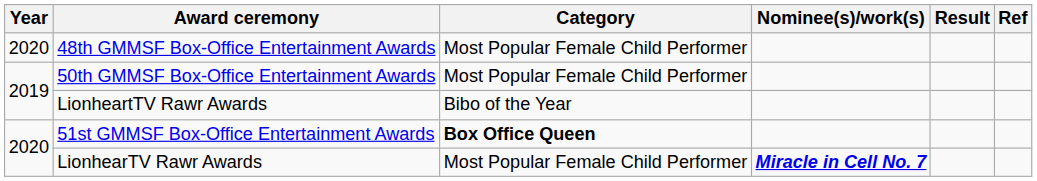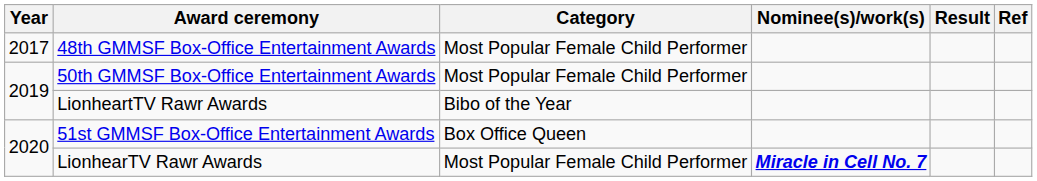(29, 47) 2020 -> (29, 47) 2017
(520, 133) bold -> (515, 133) normal
